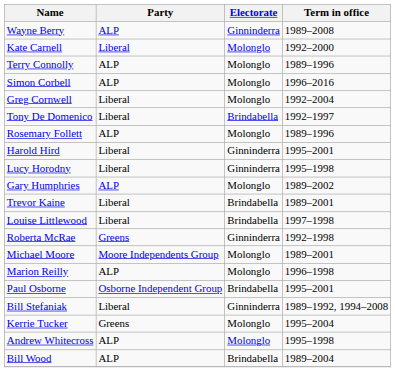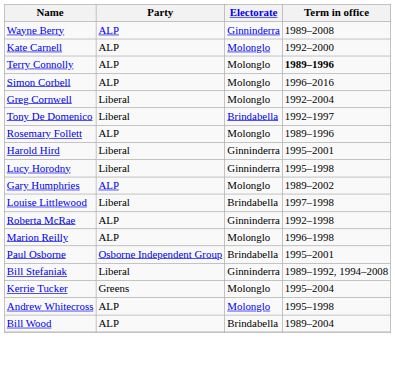(114, 47) Liberal -> (109, 47) ALP
(309, 64) normal -> (309, 64) bold
- row: (36, 202)
(114, 237) Greens -> (109, 220) ALP
- row: (41, 254)
